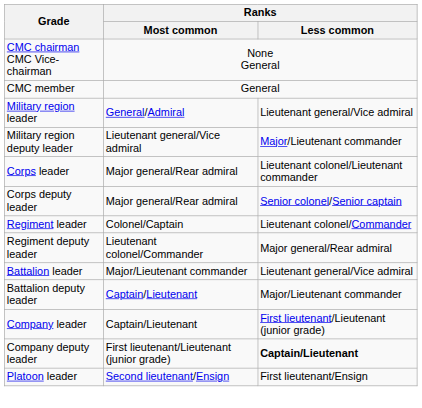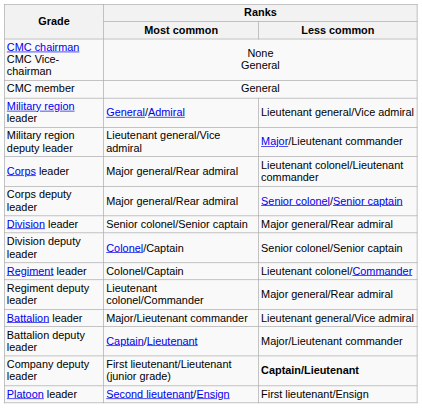+ row: (43, 224)
+ row: (44, 247)
- row: (47, 324)
